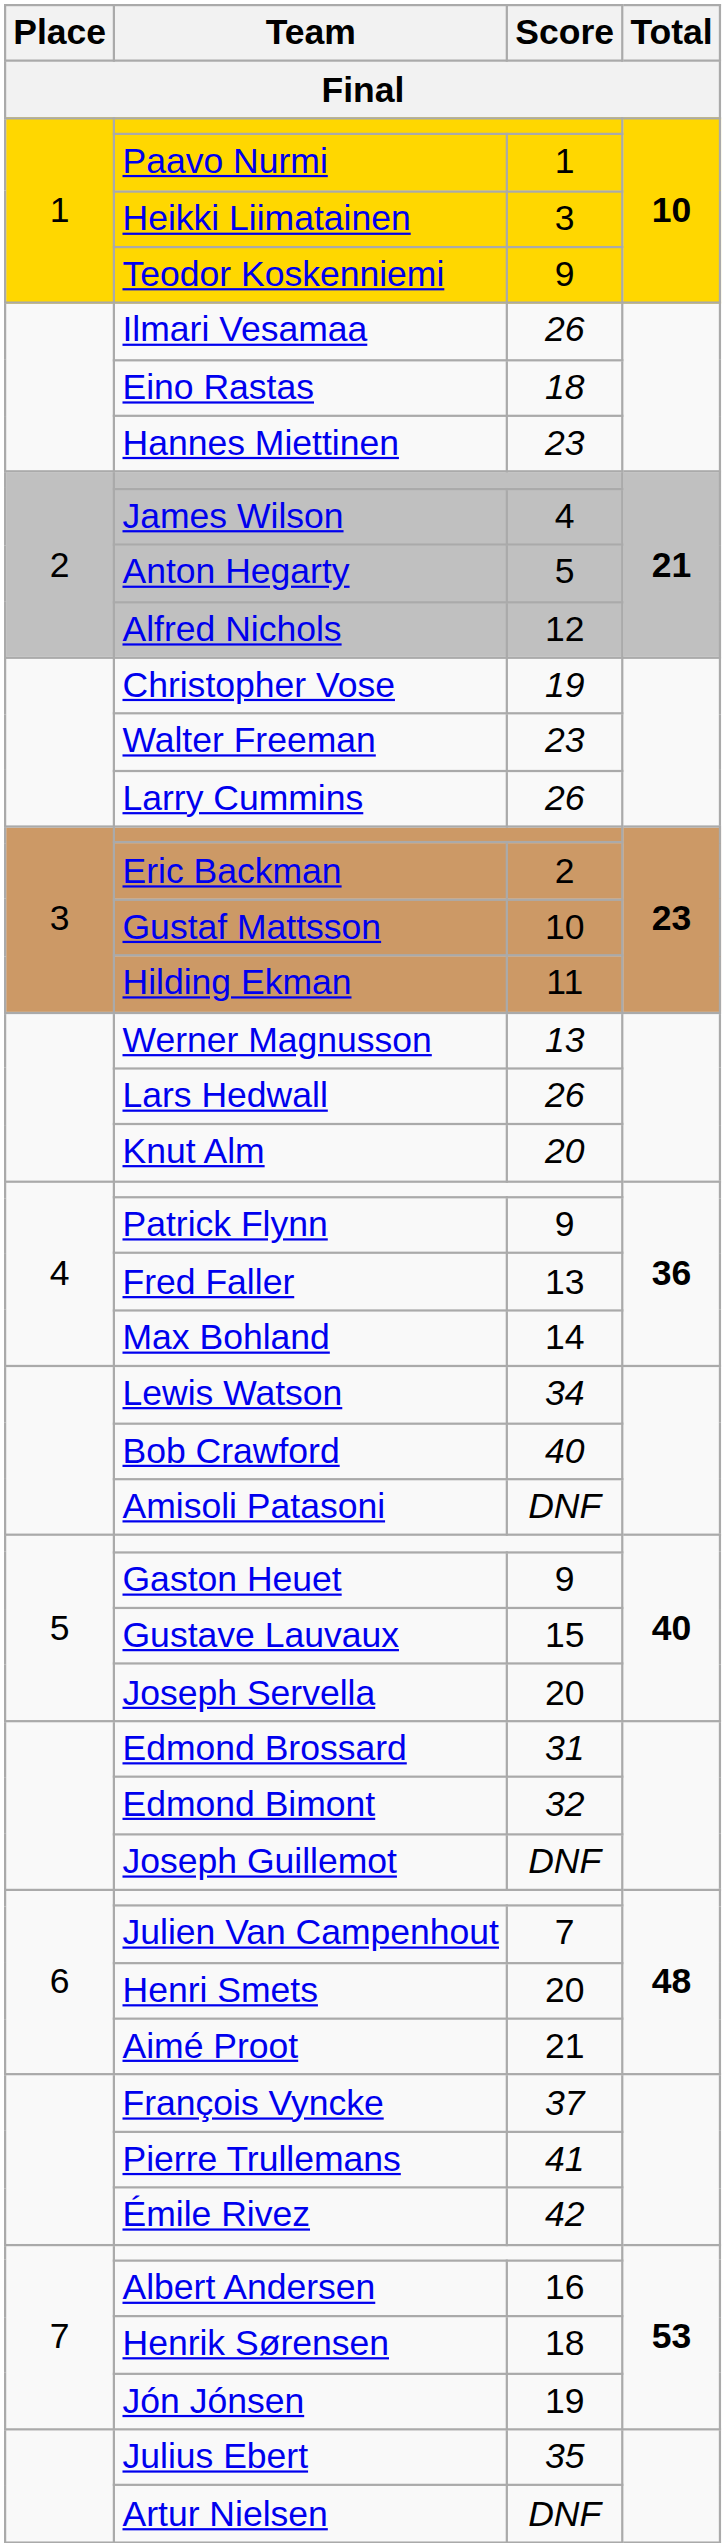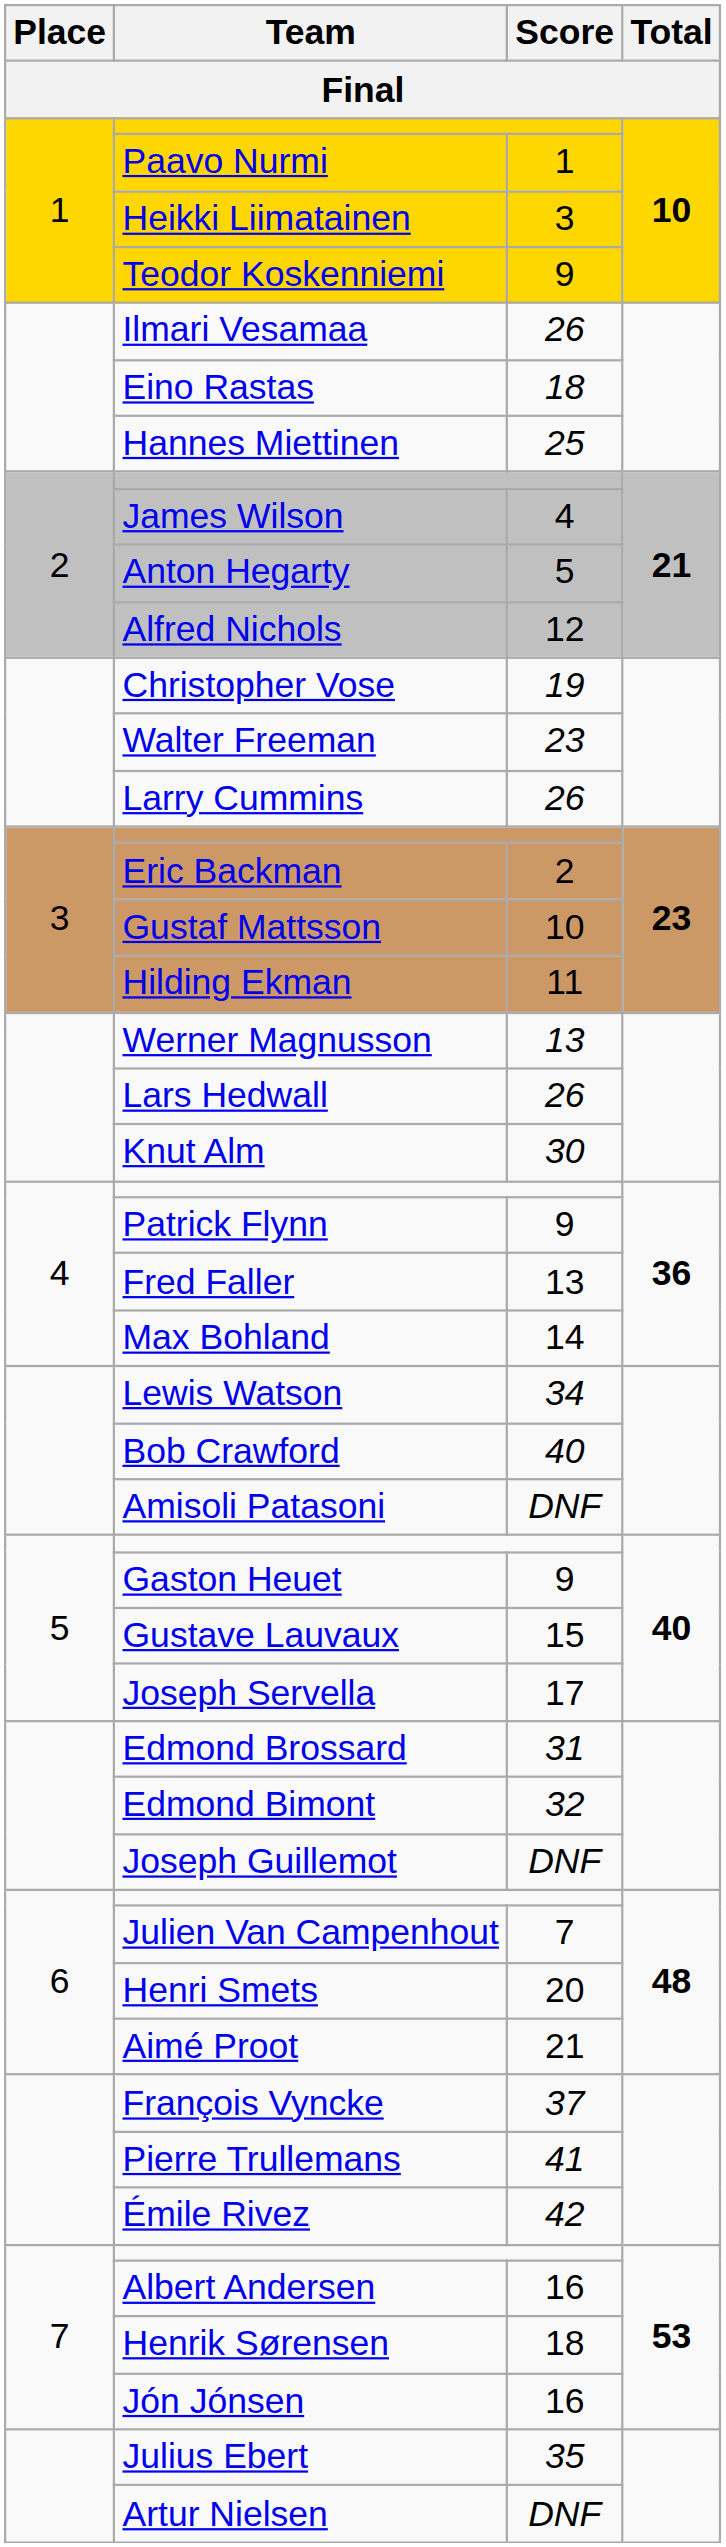(565, 443) 23 -> (565, 443) 25
(565, 1152) 20 -> (565, 1152) 30
(565, 1691) 20 -> (565, 1691) 17
(565, 2400) 19 -> (565, 2400) 16
